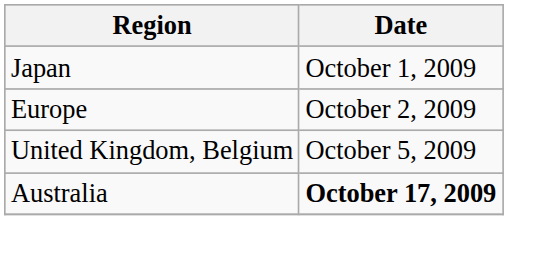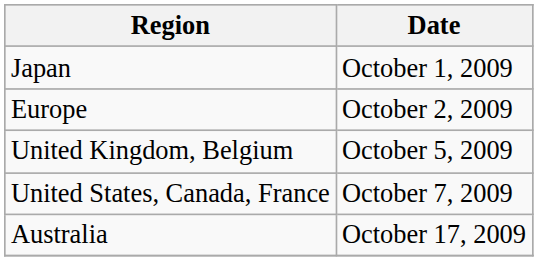+ row: (170, 192)
(401, 192) bold -> (434, 234) normal
